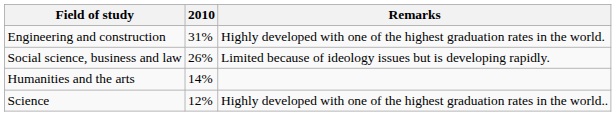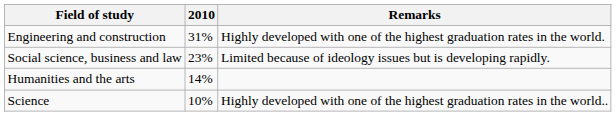(200, 57) 26% -> (200, 57) 23%
(200, 100) 12% -> (200, 100) 10%
